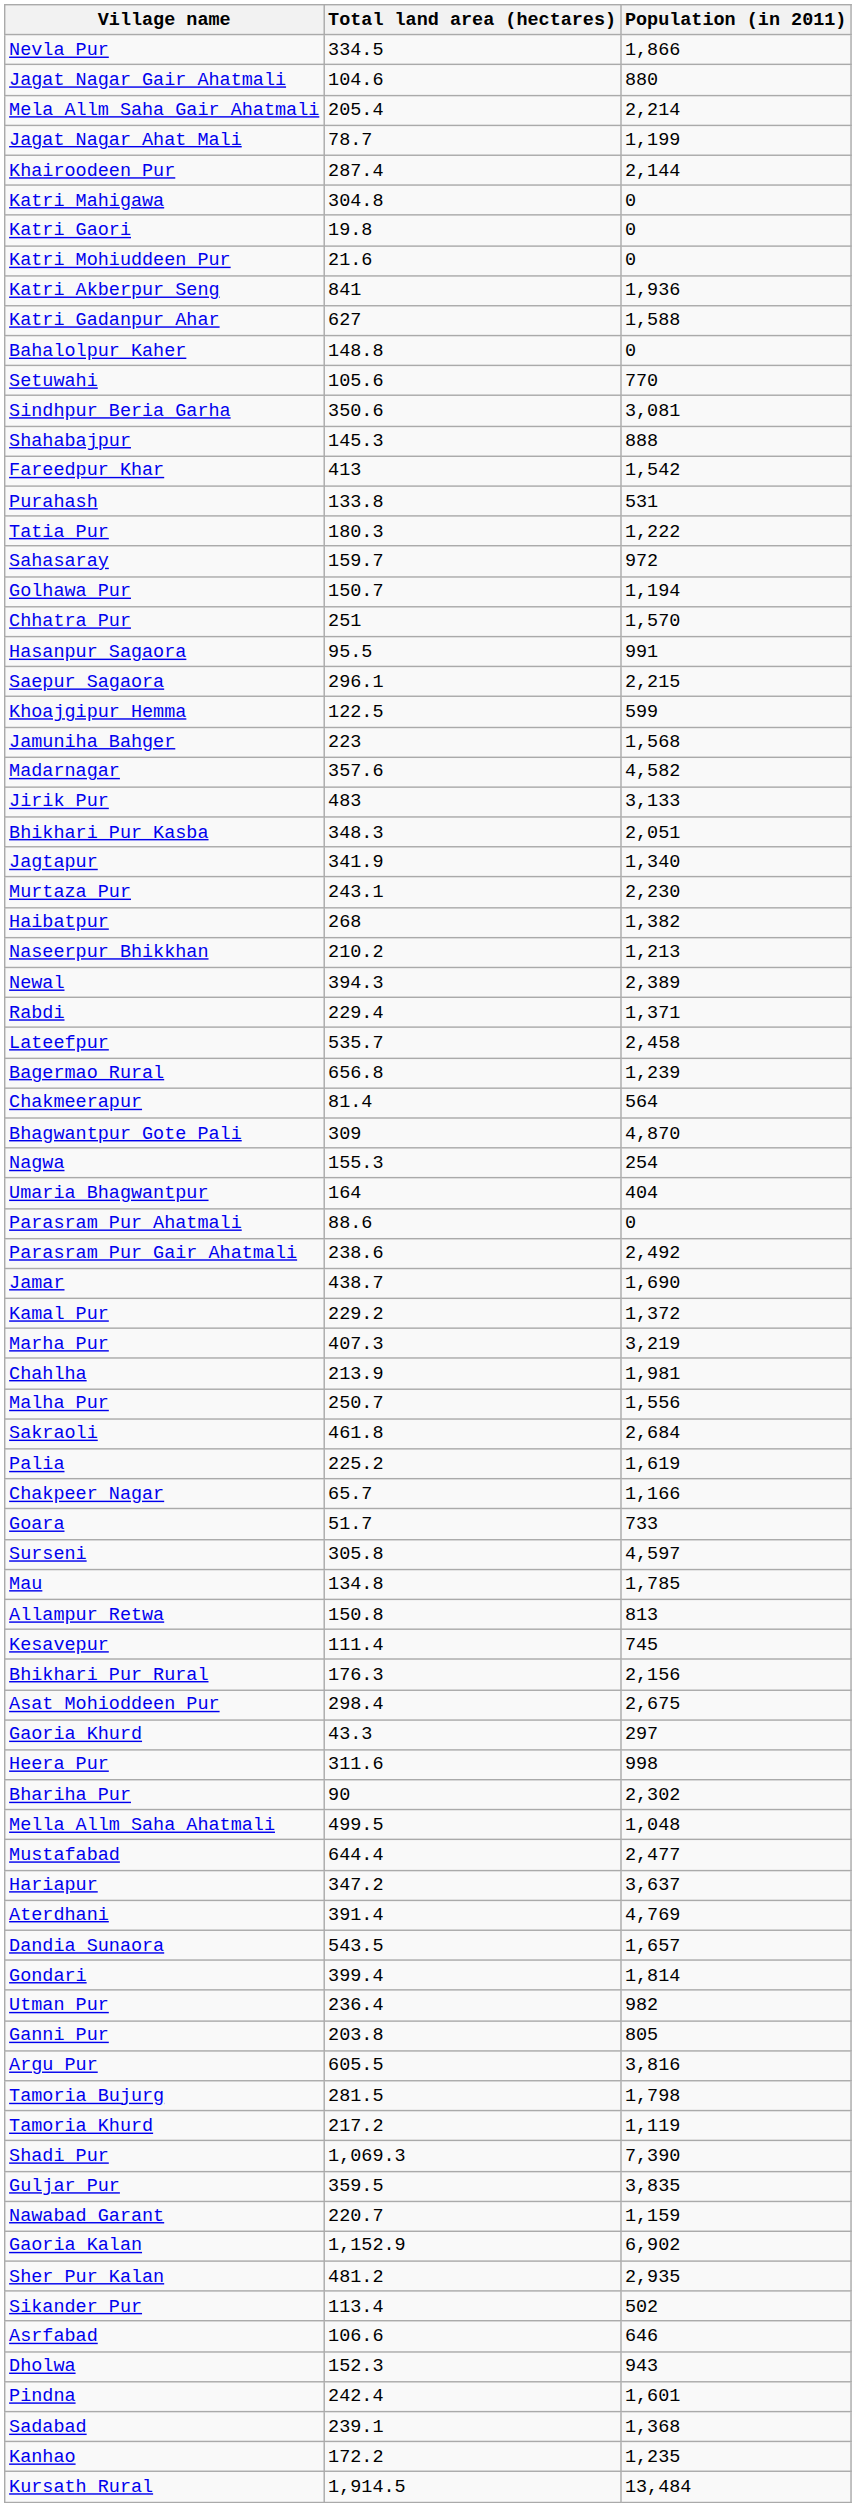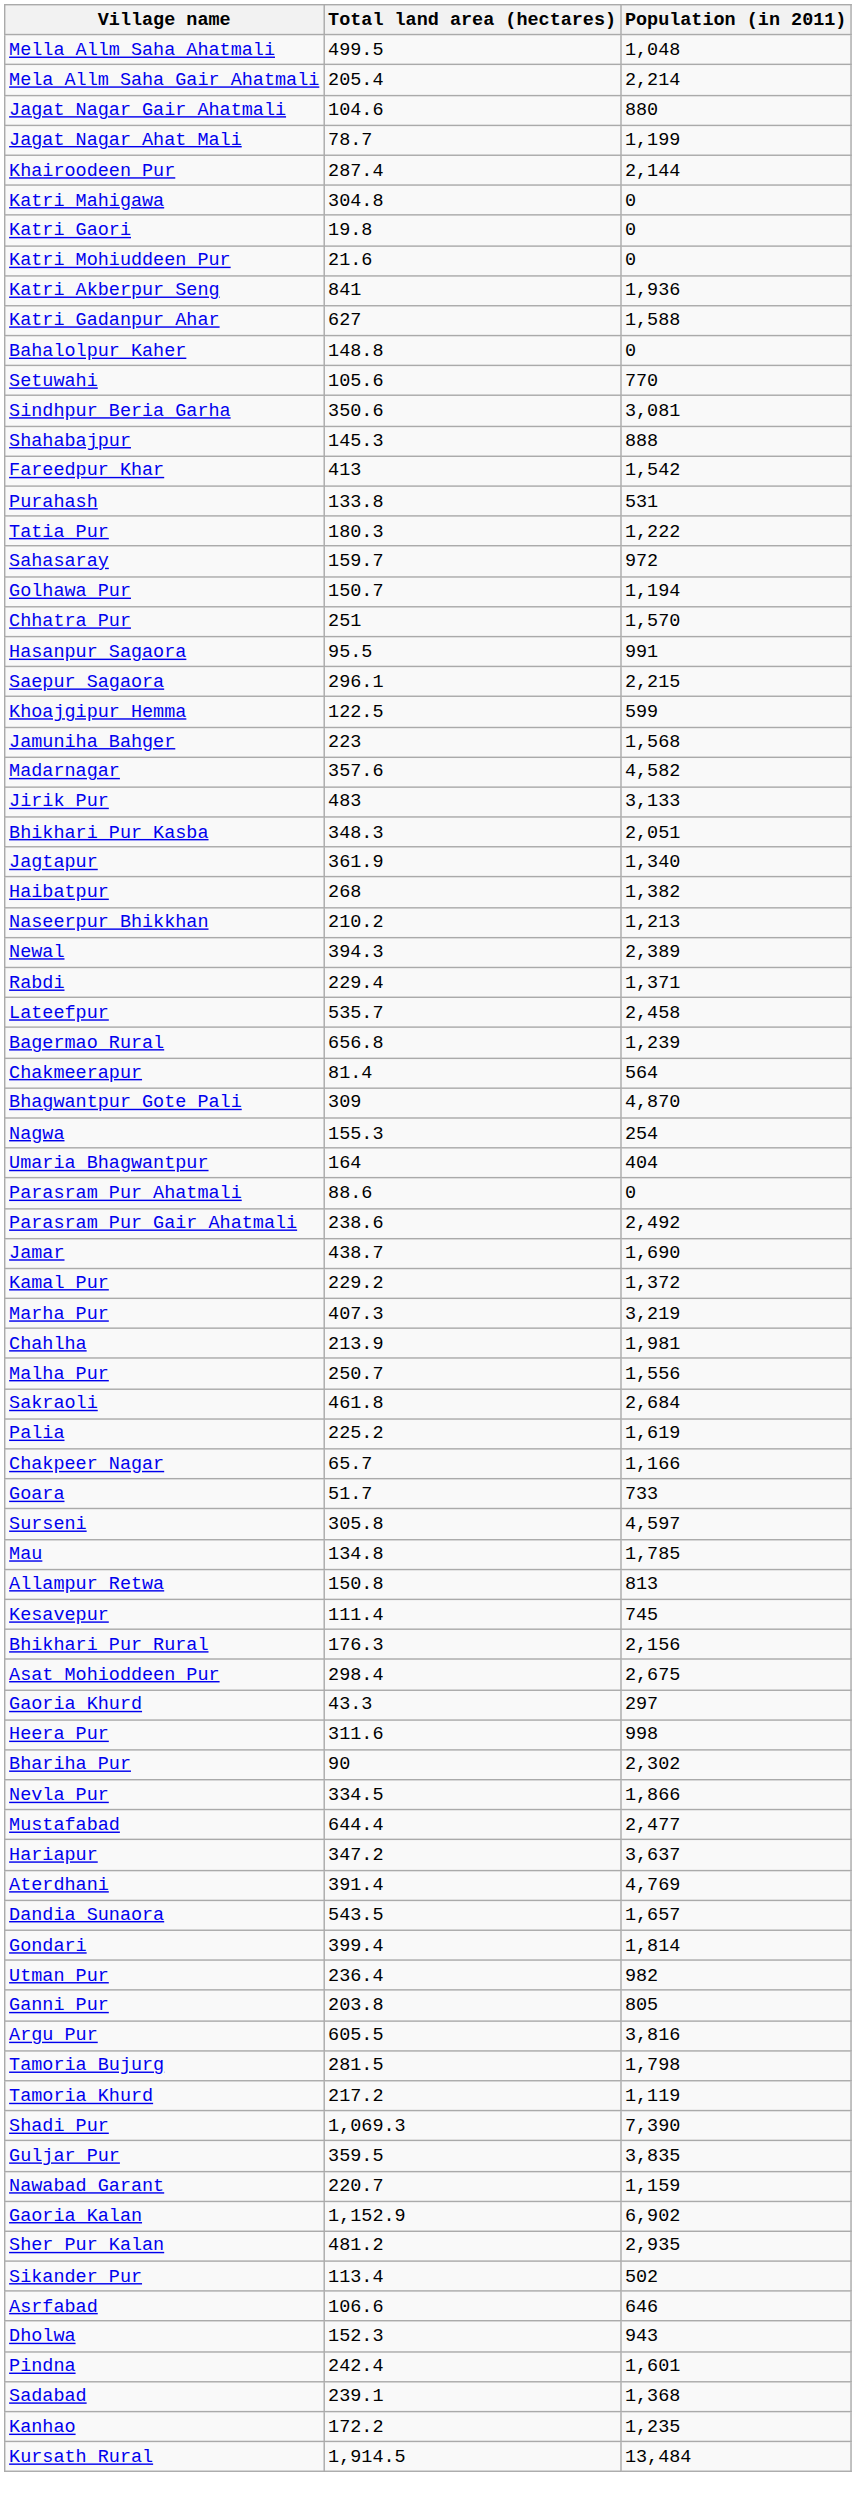rows swapped: (142, 1825) <-> (59, 50)
rows swapped: (164, 110) <-> (148, 80)
(356, 862) 341.9 -> (356, 862) 361.9
- row: (70, 892)
